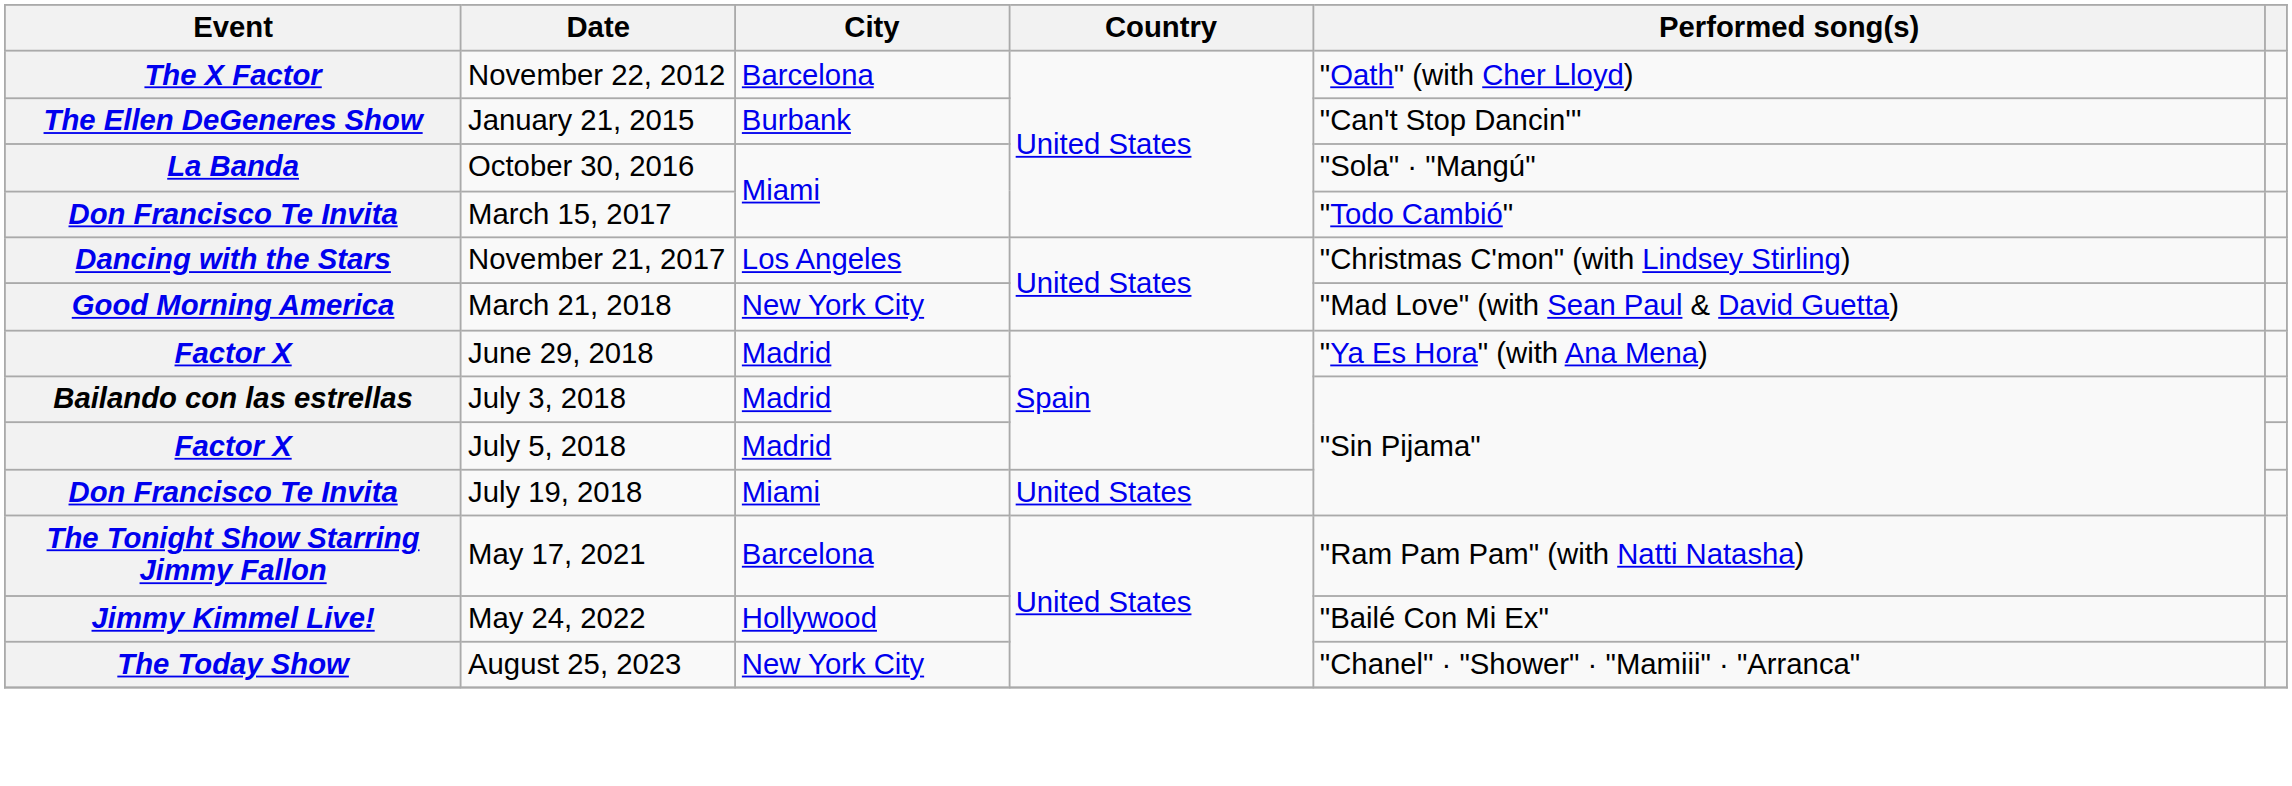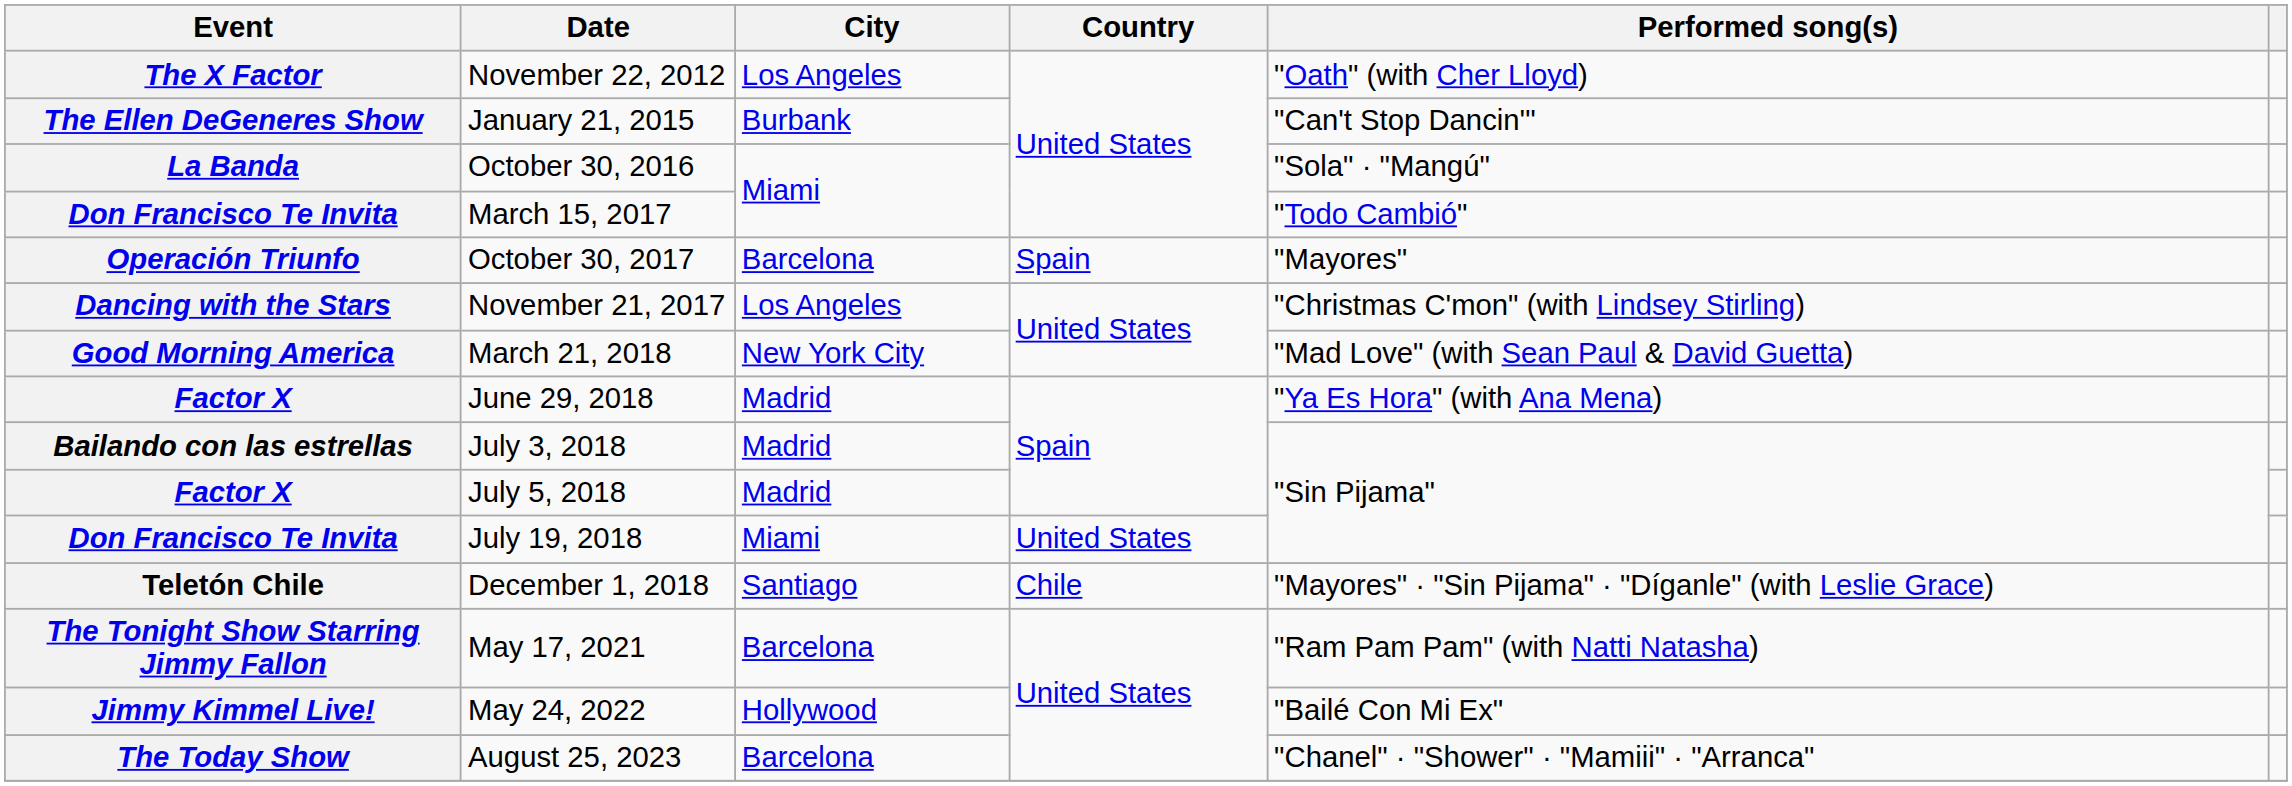(808, 74) Barcelona -> (822, 74) Los Angeles
+ row: (581, 259)
+ row: (588, 584)
(833, 664) New York City -> (808, 757) Barcelona
